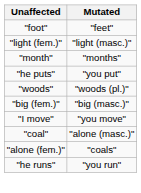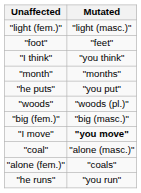rows swapped: (36, 27) <-> (36, 43)
+ row: (36, 58)
(102, 119) normal -> (102, 134) bold
